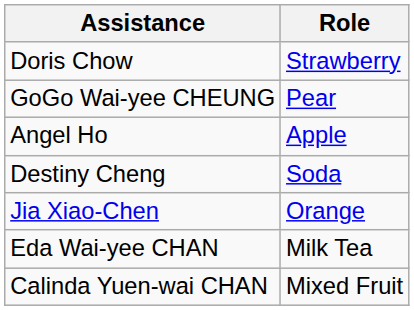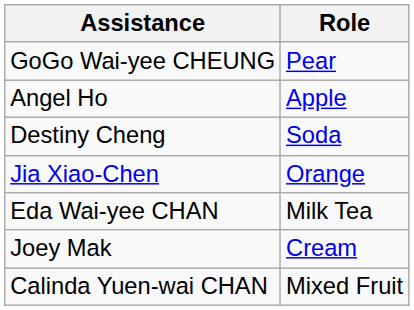- row: (71, 60)
+ row: (61, 248)
